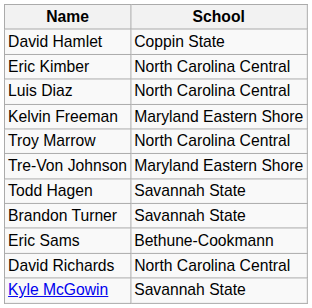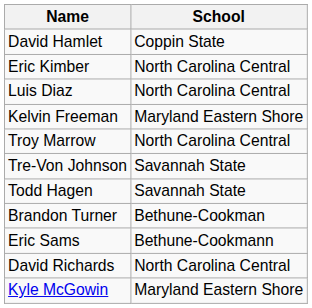(219, 166) Maryland Eastern Shore -> (190, 166) Savannah State
(190, 215) Savannah State -> (200, 215) Bethune-Cookman
(190, 290) Savannah State -> (219, 290) Maryland Eastern Shore
